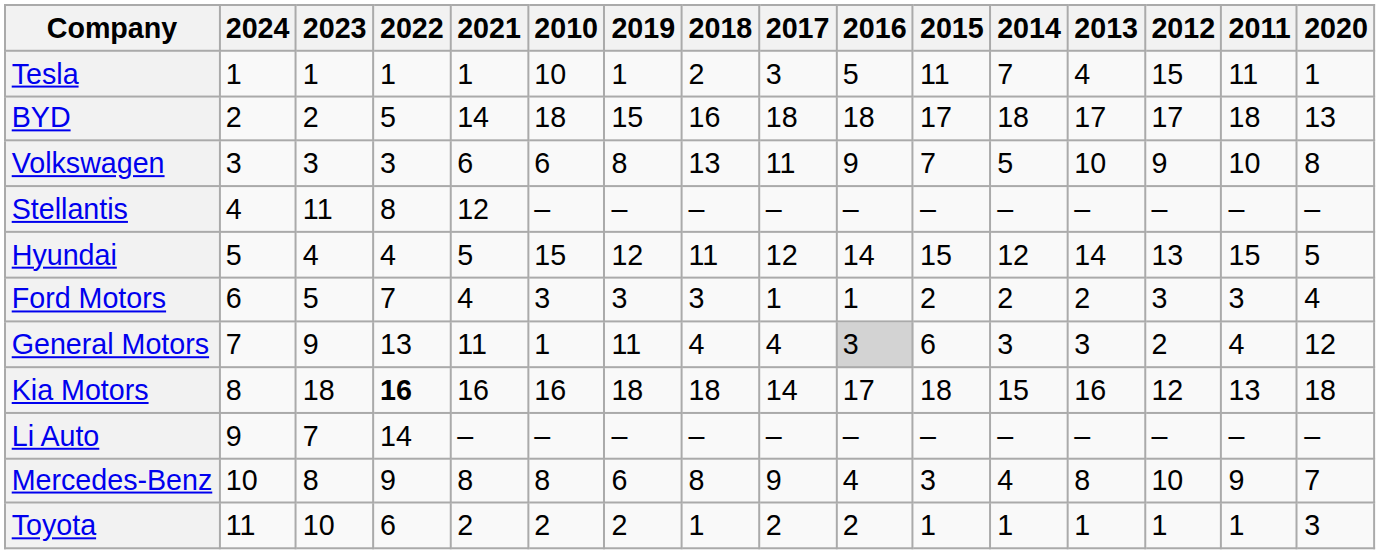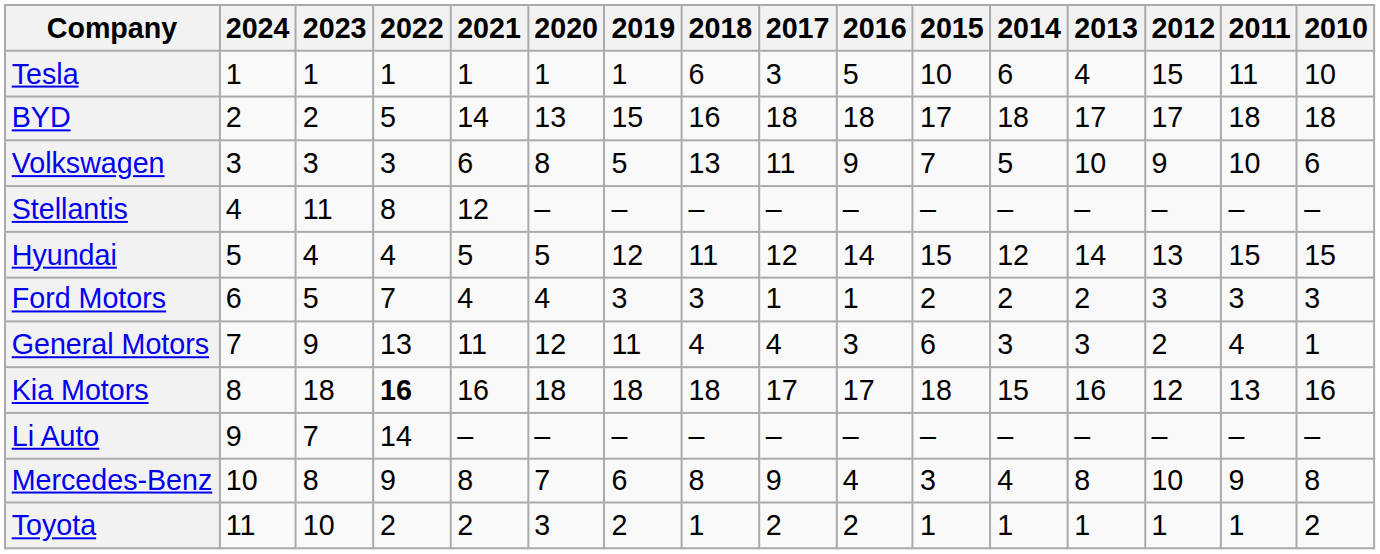columns swapped: (1336, 28) <-> (566, 28)
(697, 73) 2 -> (697, 73) 6
(935, 73) 11 -> (936, 73) 10
(1005, 73) 7 -> (1005, 73) 6
(619, 164) 8 -> (619, 164) 5
(851, 345) lightgrey background -> (851, 345) no background
(782, 390) 14 -> (782, 390) 17
(388, 526) 6 -> (388, 526) 2
